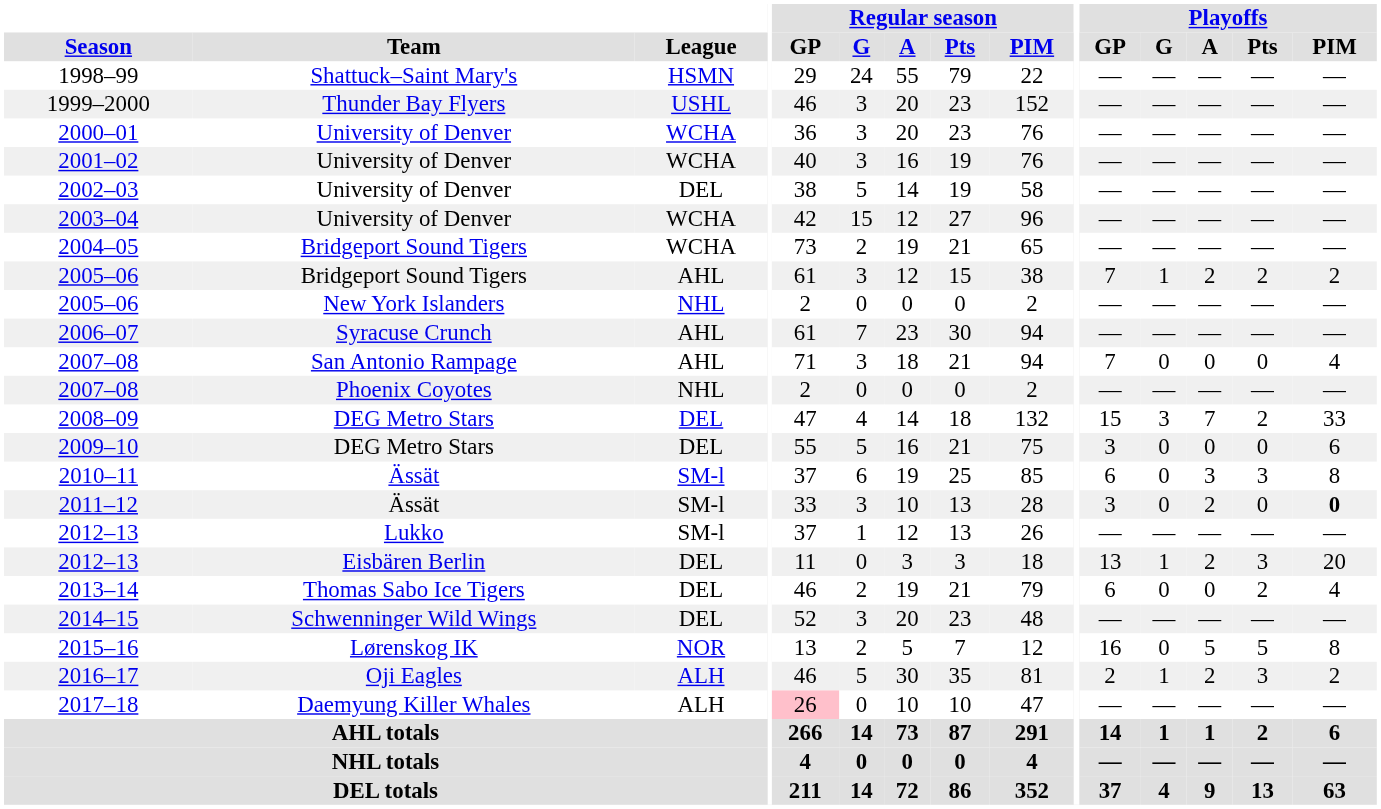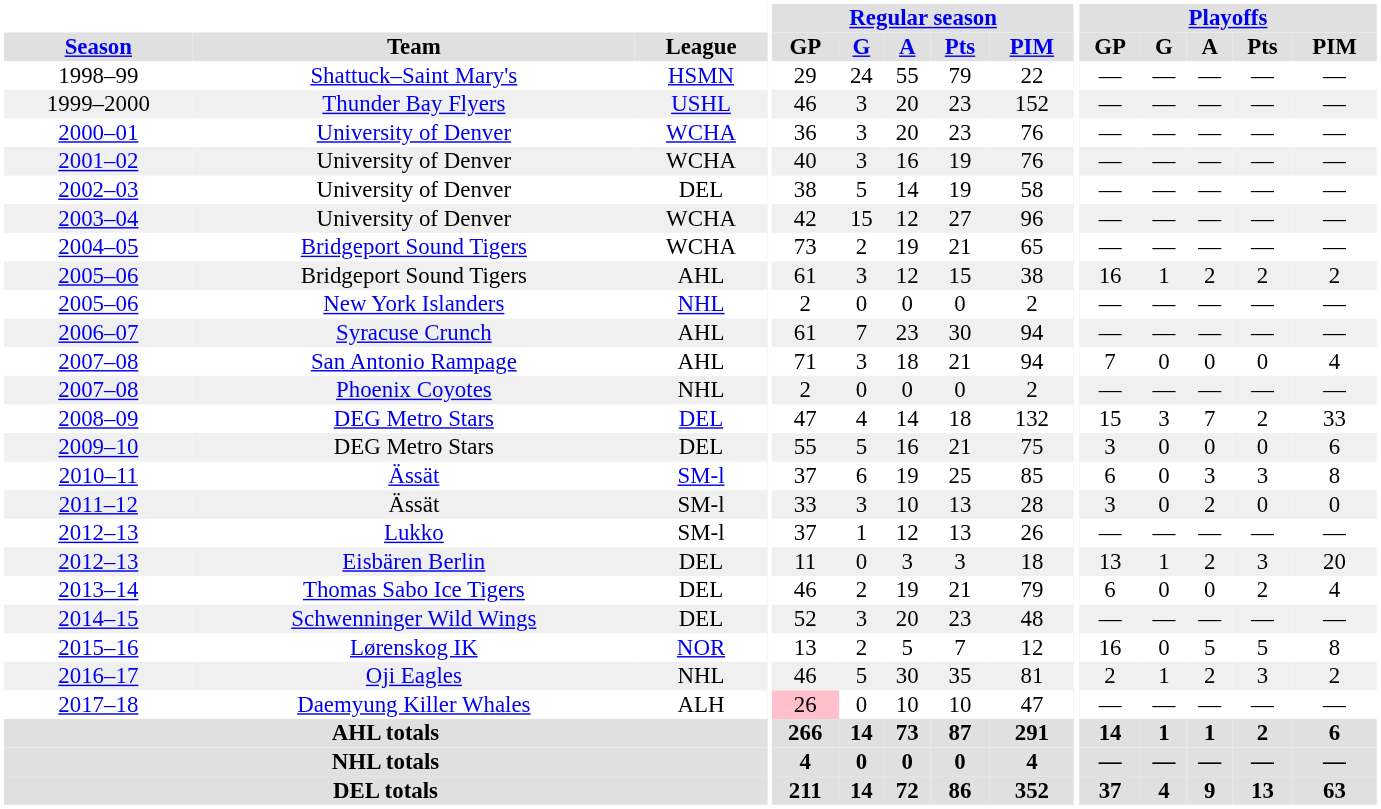(1110, 275) 7 -> (1110, 275) 16
(1335, 504) bold -> (1335, 504) normal
(701, 675) ALH -> (701, 675) NHL
